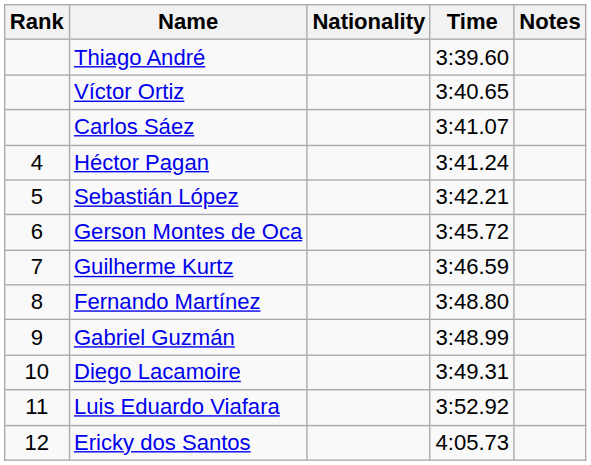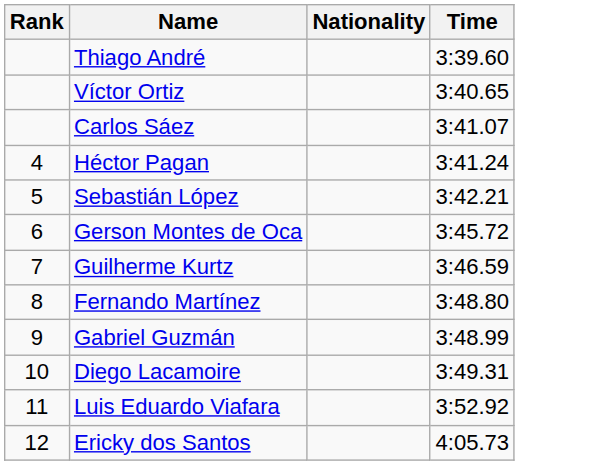- column: (550, 22)
